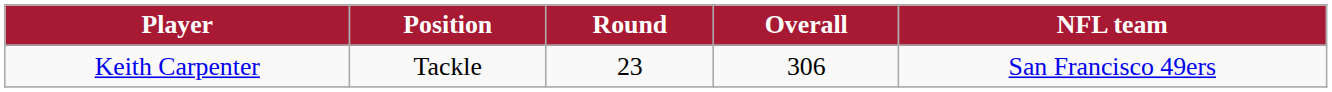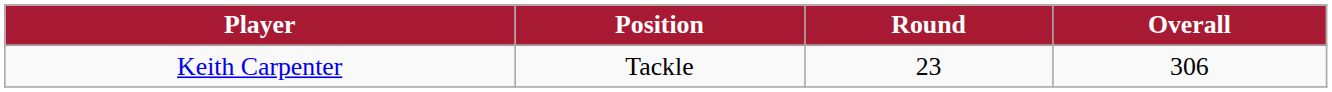- column: (1112, 24)
